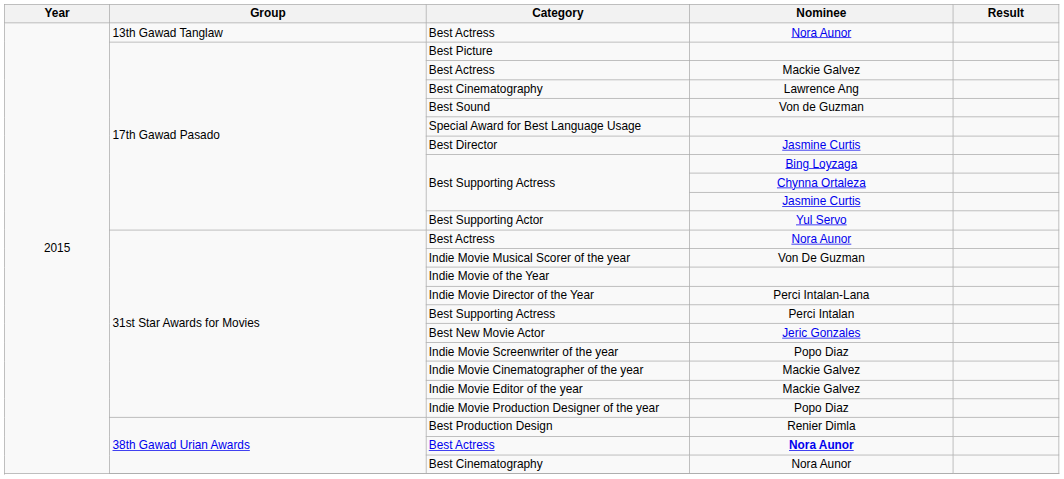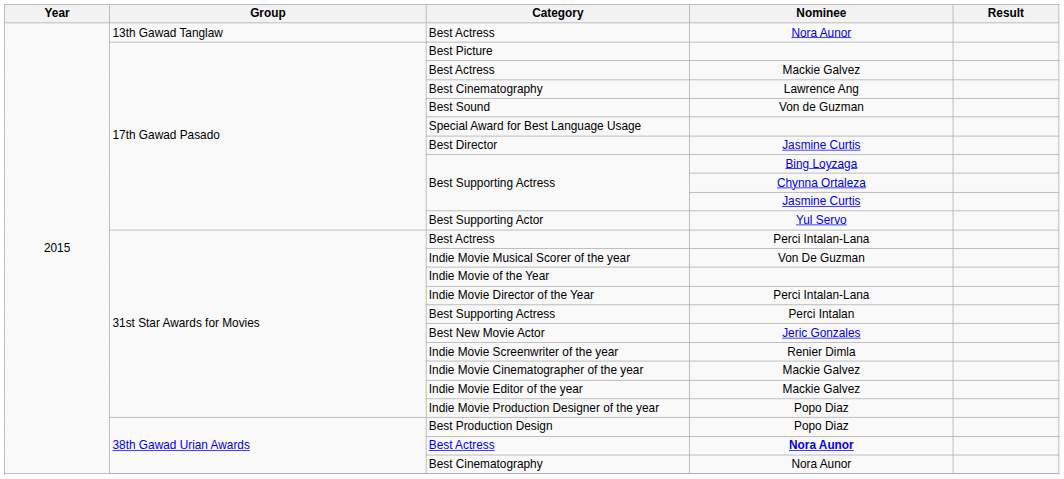(821, 239) Nora Aunor -> (821, 239) Perci Intalan-Lana
(821, 351) Popo Diaz -> (821, 351) Renier Dimla
(821, 426) Renier Dimla -> (821, 426) Popo Diaz
